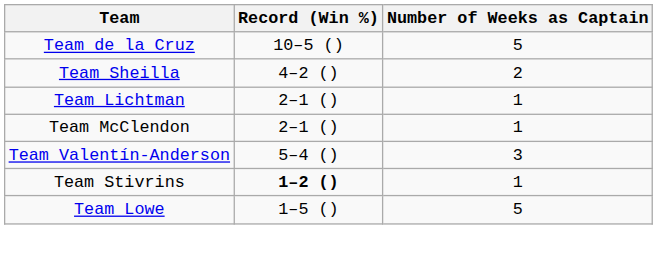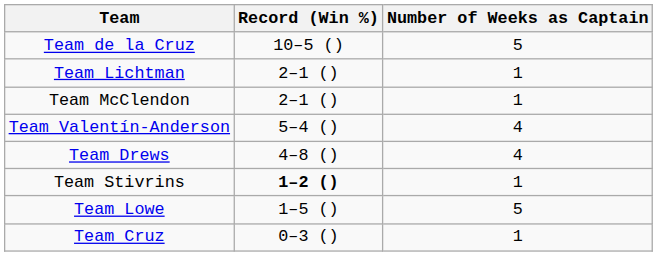- row: (119, 73)
(518, 155) 3 -> (518, 128) 4
+ row: (119, 155)
+ row: (119, 237)
